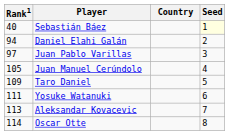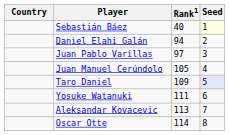columns swapped: (175, 12) <-> (19, 12)
(205, 82) no background -> (205, 82) lavender background
